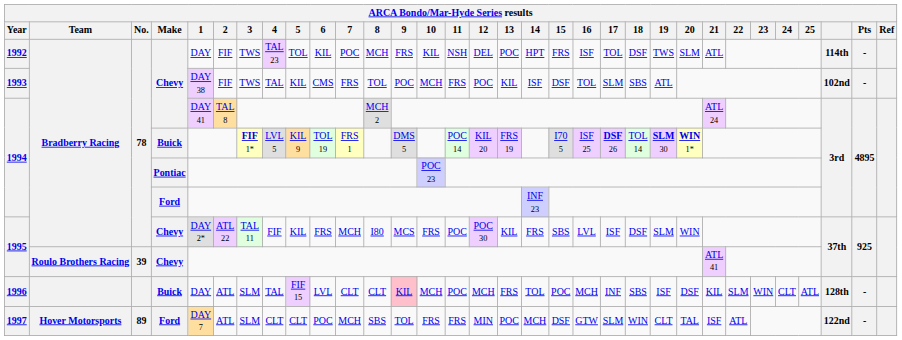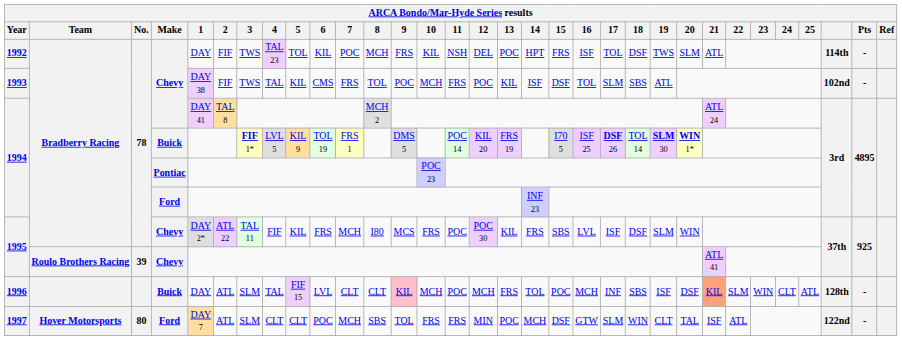(714, 291) no background -> (714, 291) lightsalmon background
(141, 321) 89 -> (141, 321) 80
